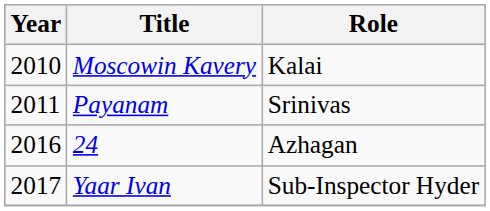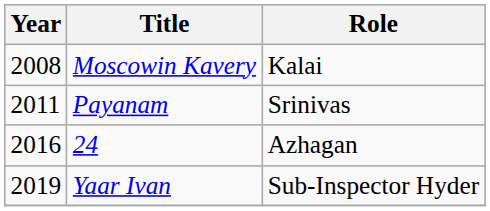(36, 64) 2010 -> (36, 64) 2008
(36, 184) 2017 -> (36, 184) 2019
